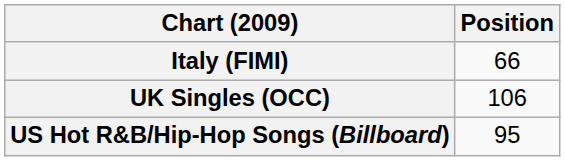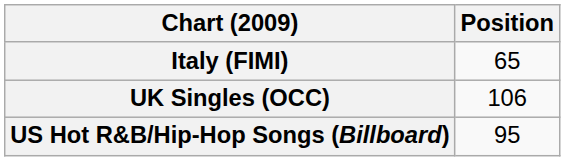(507, 60) 66 -> (507, 60) 65
